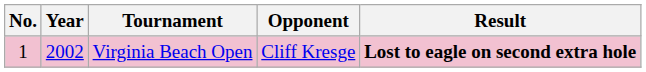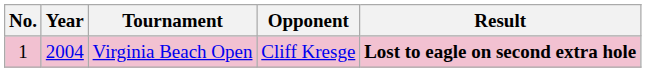(65, 51) 2002 -> (65, 51) 2004
